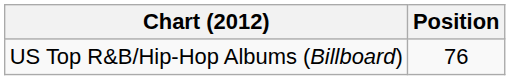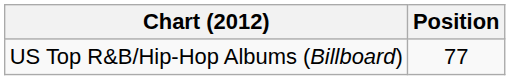(456, 56) 76 -> (456, 56) 77
